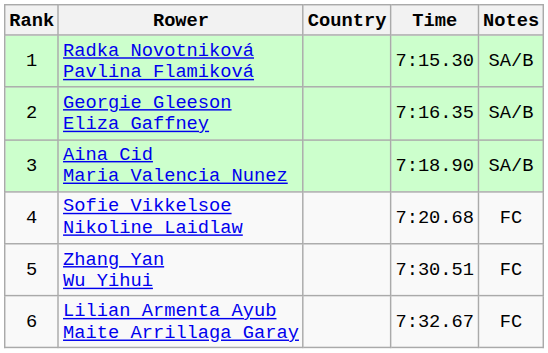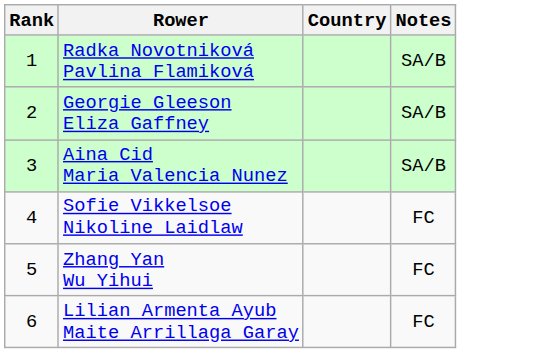- column: (435, 20)
